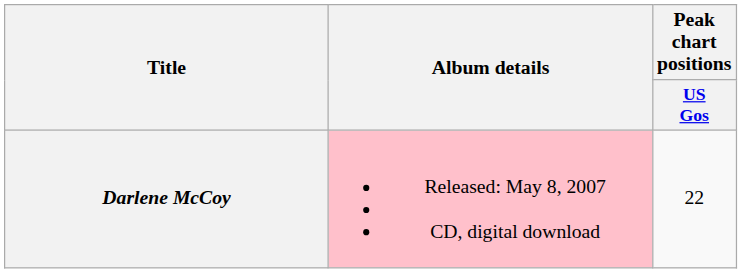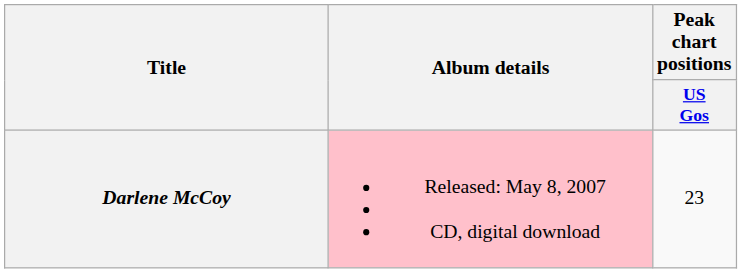(694, 198) 22 -> (694, 198) 23
